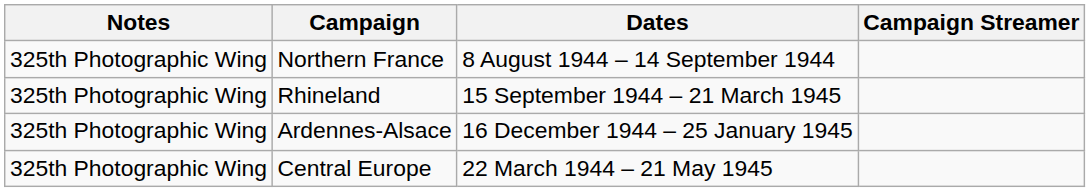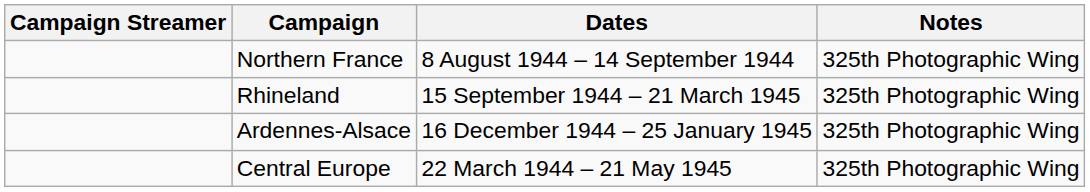columns swapped: (971, 22) <-> (138, 22)
